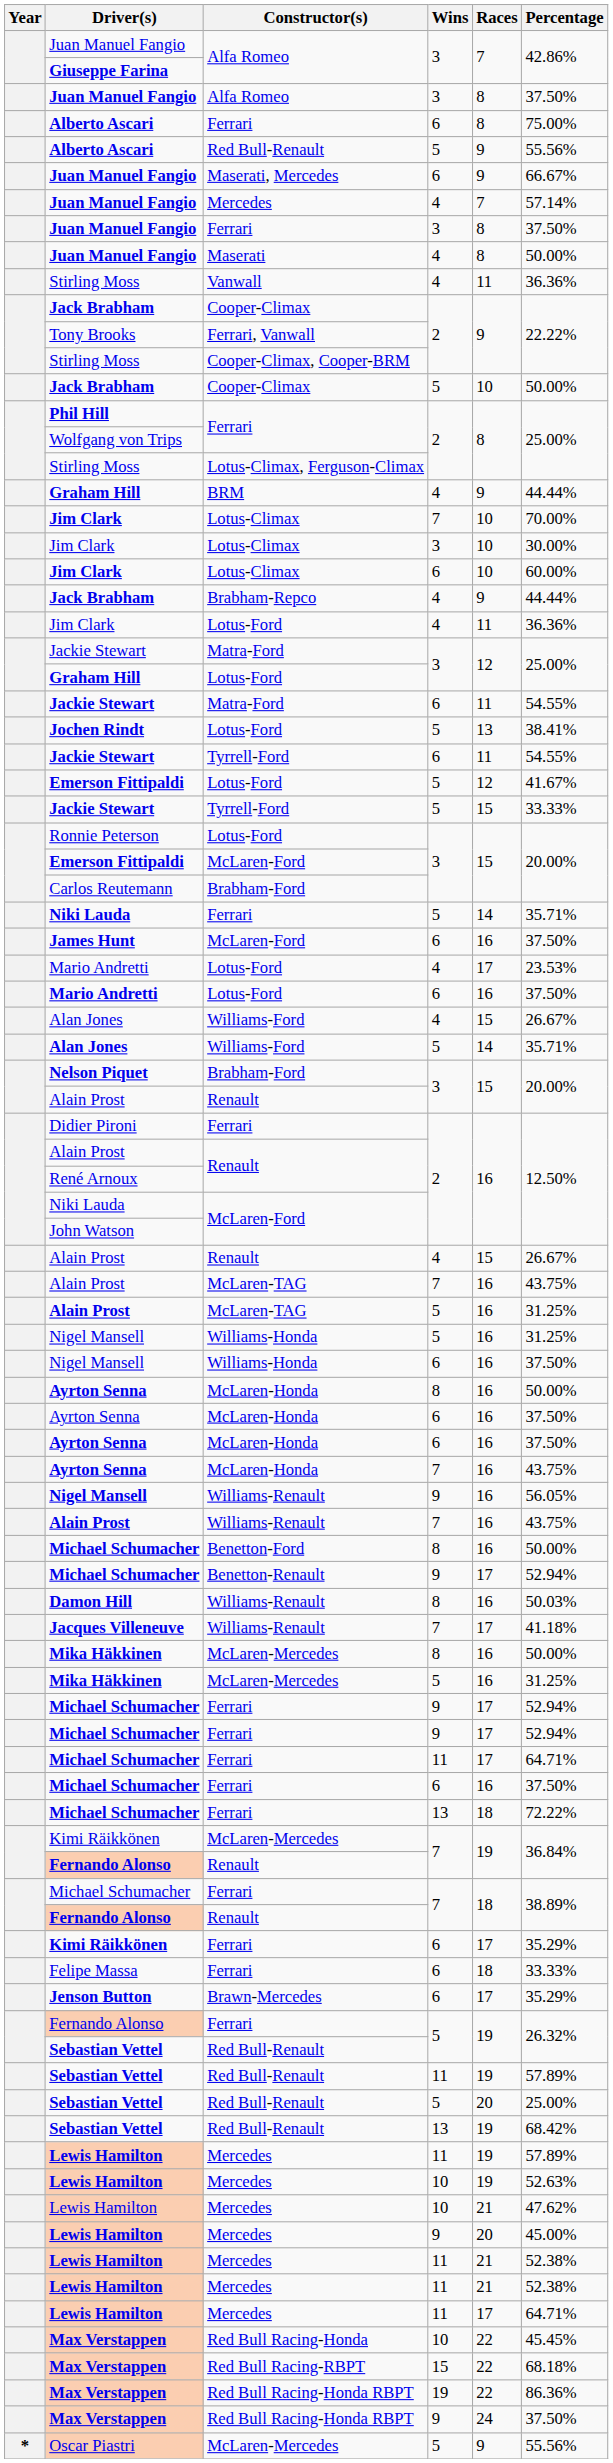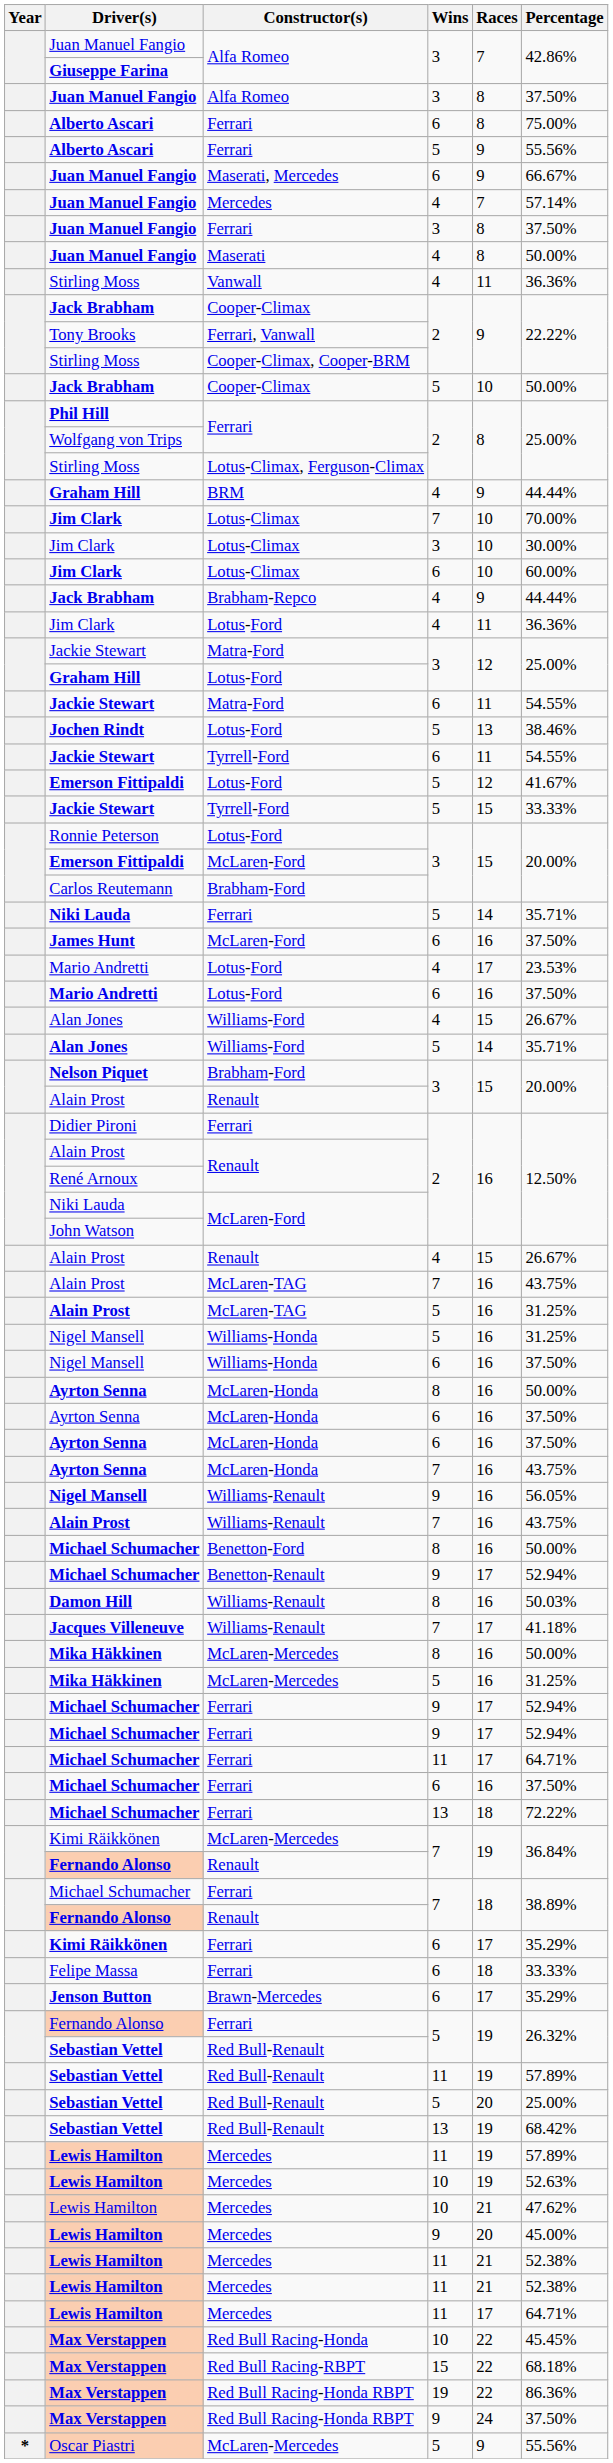(266, 149) Red Bull-Renault -> (230, 149) Ferrari
(551, 730) 38.41% -> (551, 730) 38.46%
